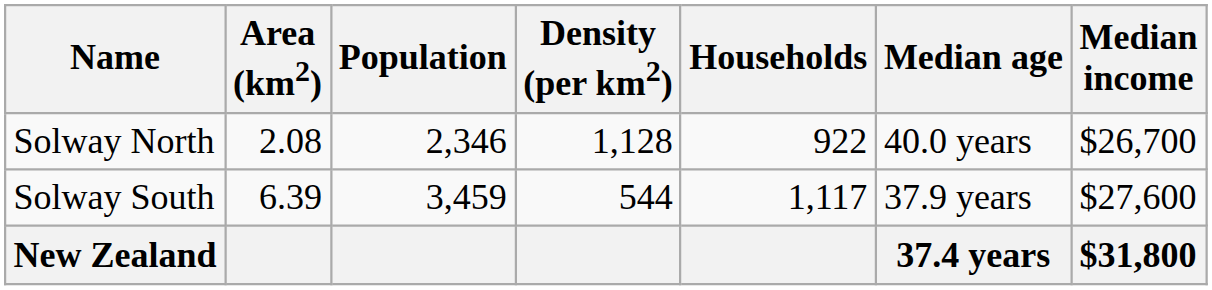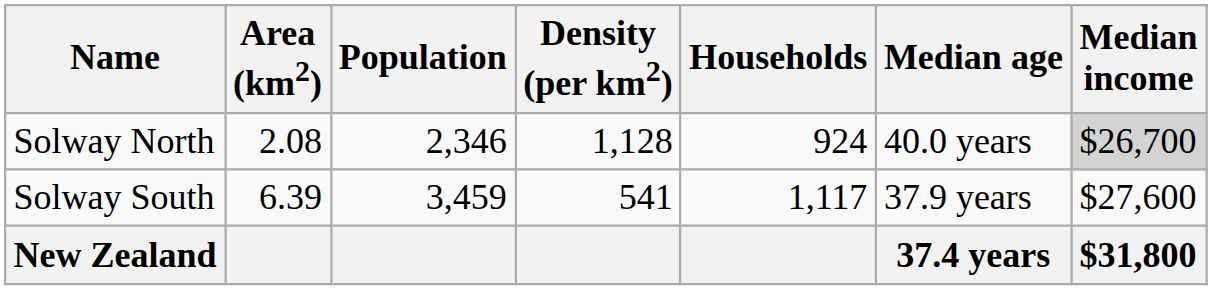(840, 140) 922 -> (840, 140) 924
(1138, 140) no background -> (1138, 140) lightgrey background
(646, 197) 544 -> (646, 197) 541
